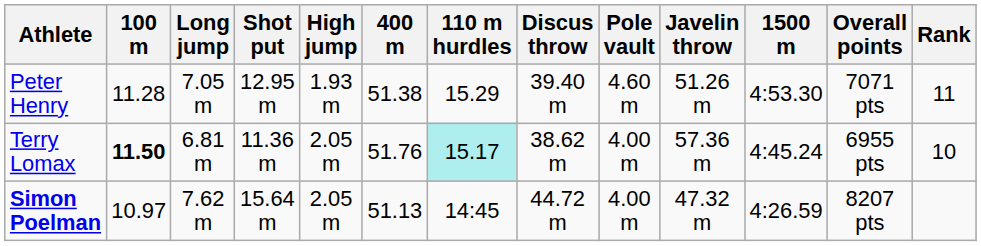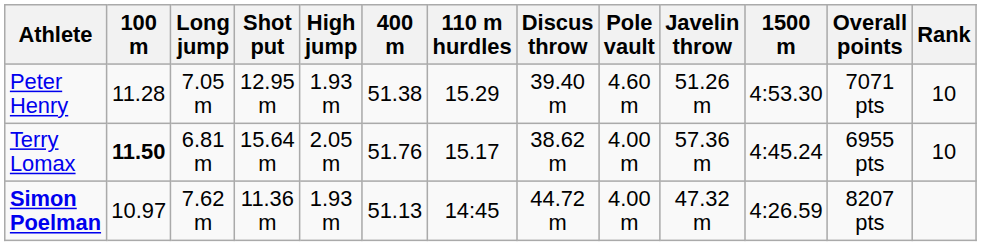(944, 94) 11 -> (944, 94) 10
(267, 152) 11.36 m -> (267, 152) 15.64 m
(472, 152) paleturquoise background -> (472, 152) no background
(267, 211) 15.64 m -> (267, 211) 11.36 m
(331, 211) 2.05 m -> (331, 211) 1.93 m
